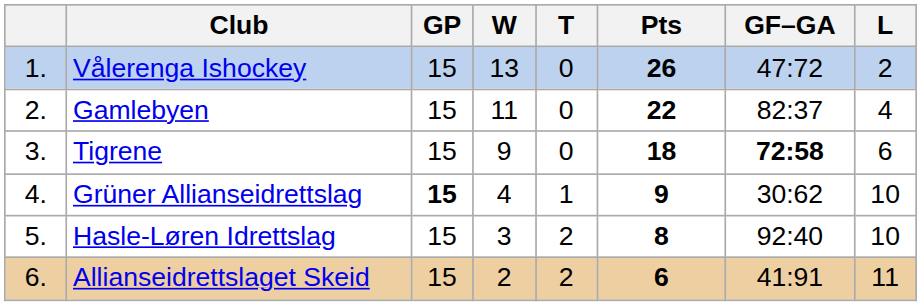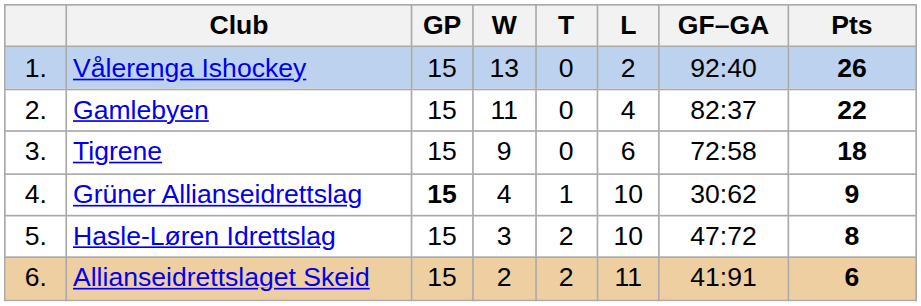columns swapped: (885, 25) <-> (661, 25)
(790, 67) 47:72 -> (723, 67) 92:40
(790, 151) bold -> (723, 151) normal
(790, 236) 92:40 -> (723, 236) 47:72
